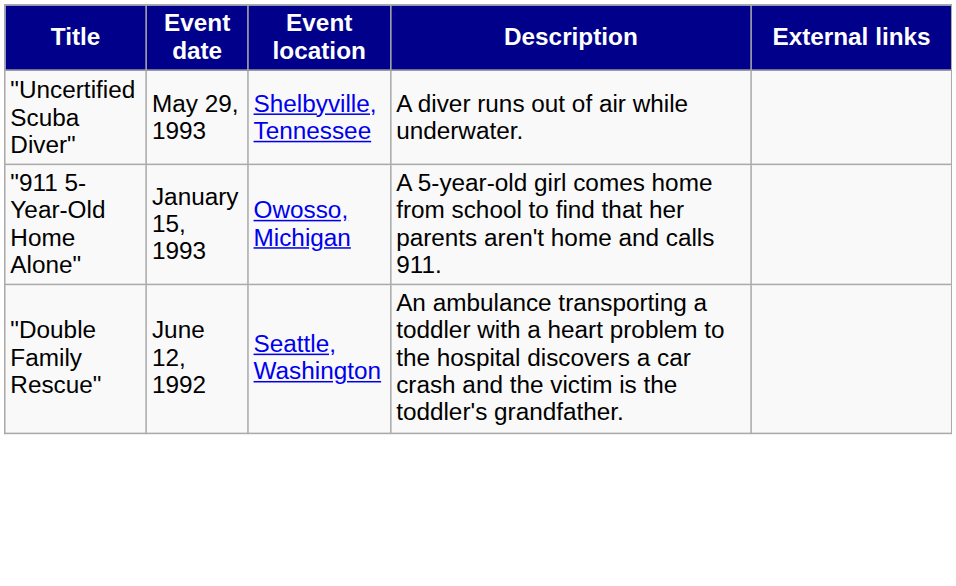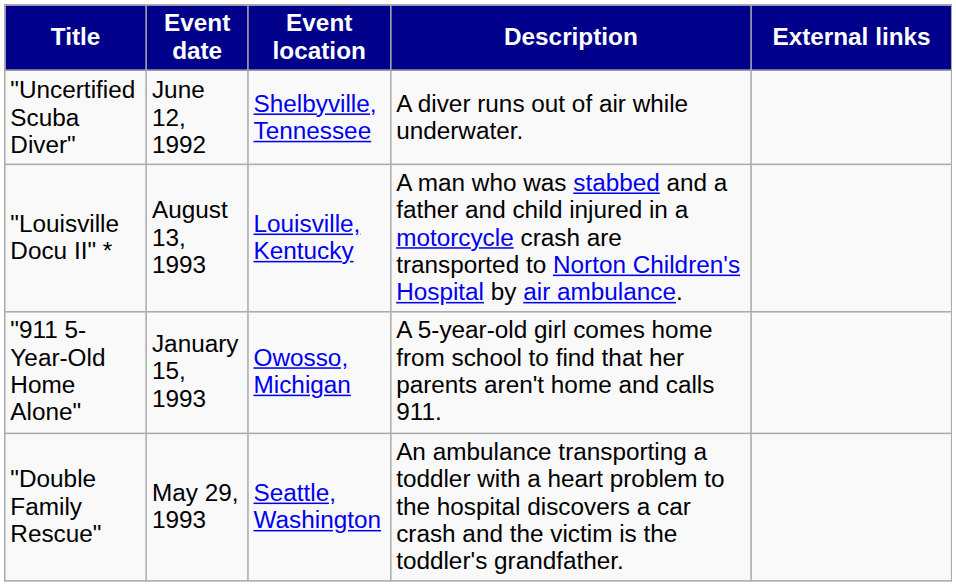(195, 117) May 29, 1993 -> (179, 117) June 12, 1992
+ row: (65, 237)
(179, 358) June 12, 1992 -> (195, 506) May 29, 1993
